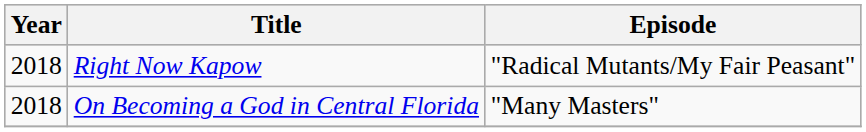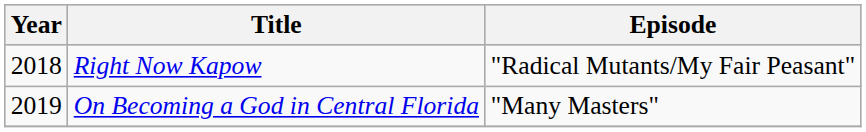(36, 106) 2018 -> (36, 106) 2019
